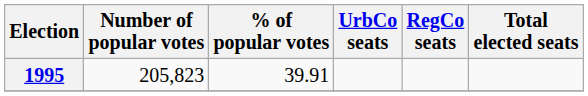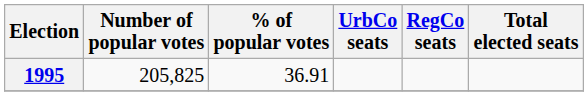(172, 74) 205,823 -> (172, 74) 205,825
(307, 74) 39.91 -> (307, 74) 36.91
